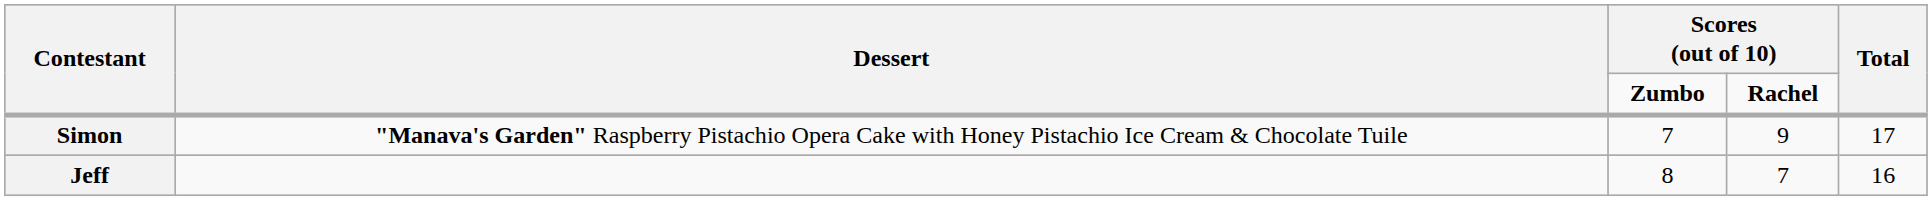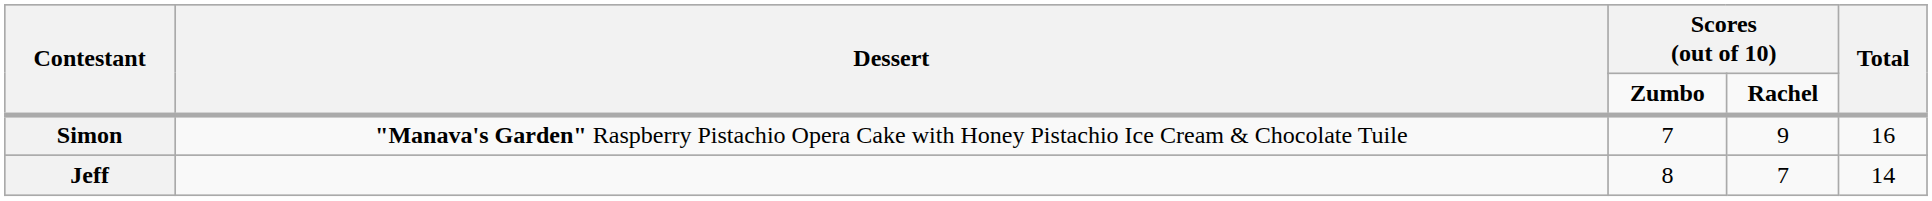(1883, 135) 17 -> (1883, 135) 16
(1883, 175) 16 -> (1883, 175) 14
